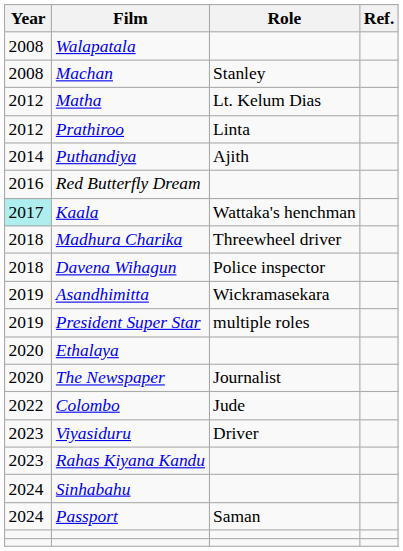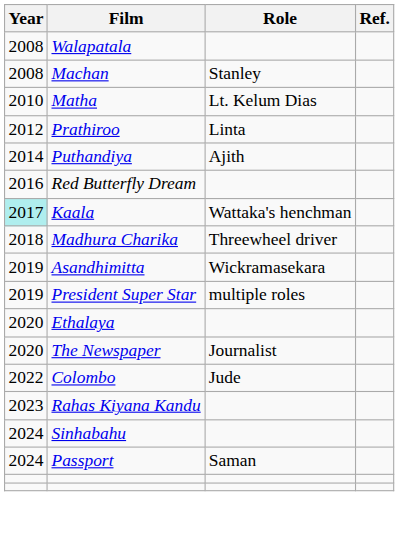(26, 101) 2012 -> (26, 101) 2010
- row: (116, 267)
- row: (93, 433)
